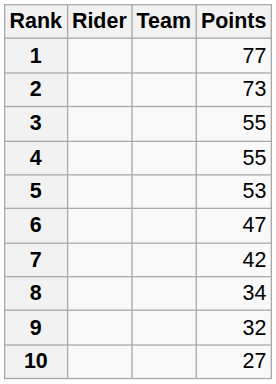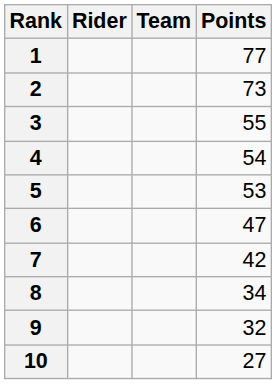(255, 157) 55 -> (255, 157) 54
